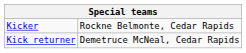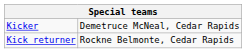(157, 26) Rockne Belmonte, Cedar Rapids -> (160, 26) Demetruce McNeal, Cedar Rapids
(160, 40) Demetruce McNeal, Cedar Rapids -> (157, 40) Rockne Belmonte, Cedar Rapids
